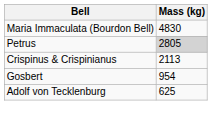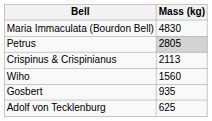+ row: (18, 76)
(167, 76) 954 -> (167, 92) 935
